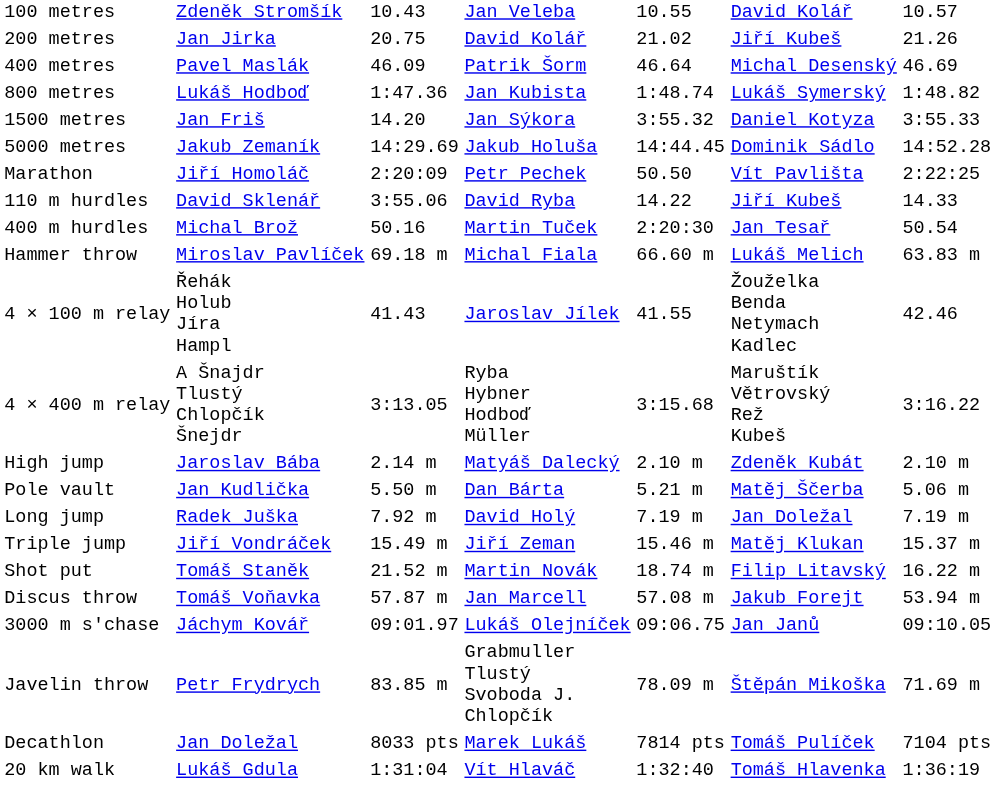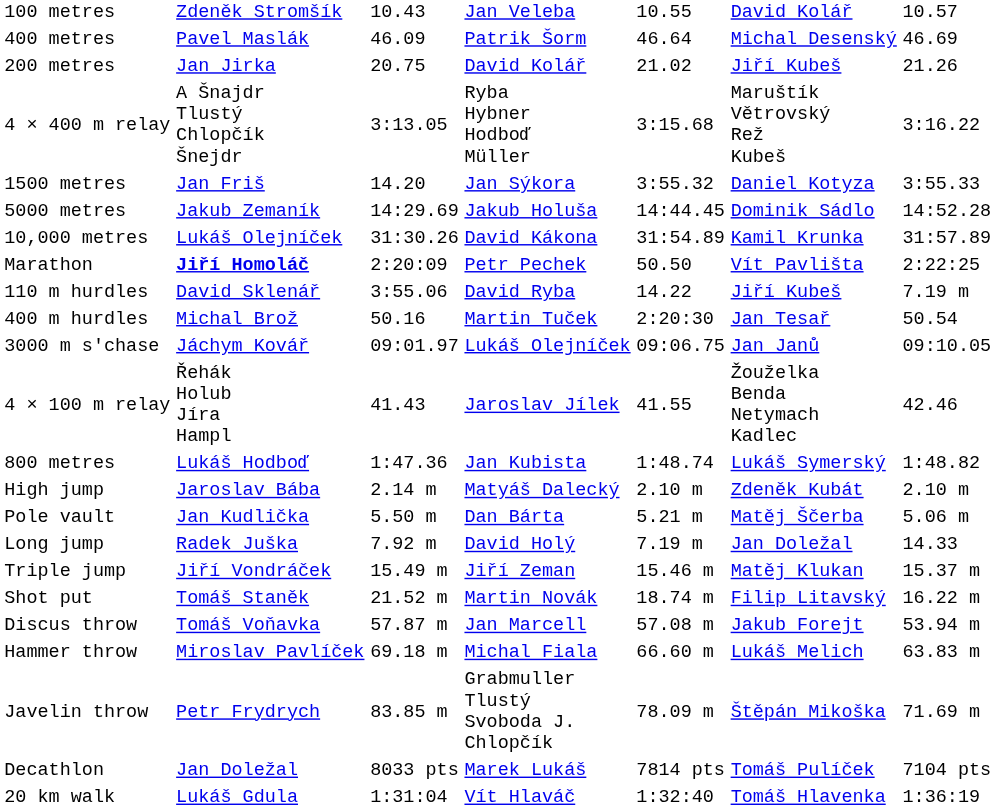rows swapped: (60, 39) <-> (60, 66)
rows swapped: (60, 93) <-> (87, 405)
+ row: (76, 238)
(243, 174) normal -> (243, 265) bold
(930, 201) 14.33 -> (936, 292) 7.19 m
rows swapped: (82, 625) <-> (71, 255)
(936, 517) 7.19 m -> (930, 544) 14.33
